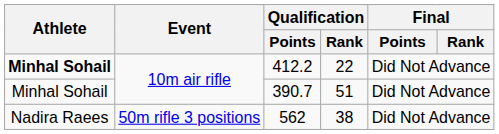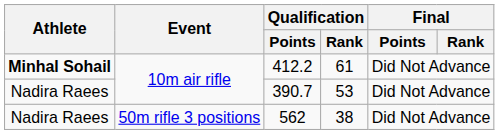(344, 66) 22 -> (344, 66) 61
(60, 92) Minhal Sohail -> (60, 92) Nadira Raees
(344, 92) 51 -> (344, 92) 53
